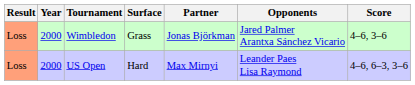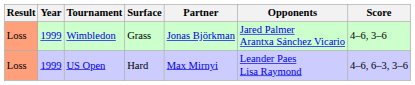(51, 35) 2000 -> (51, 35) 1999
(51, 65) 2000 -> (51, 65) 1999
